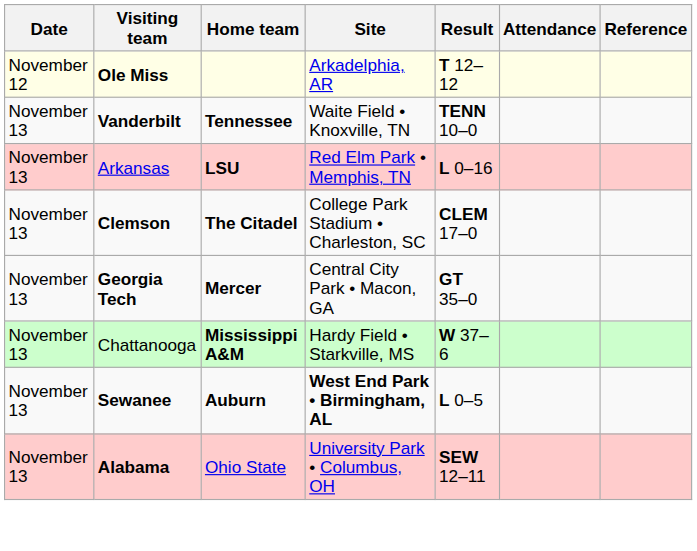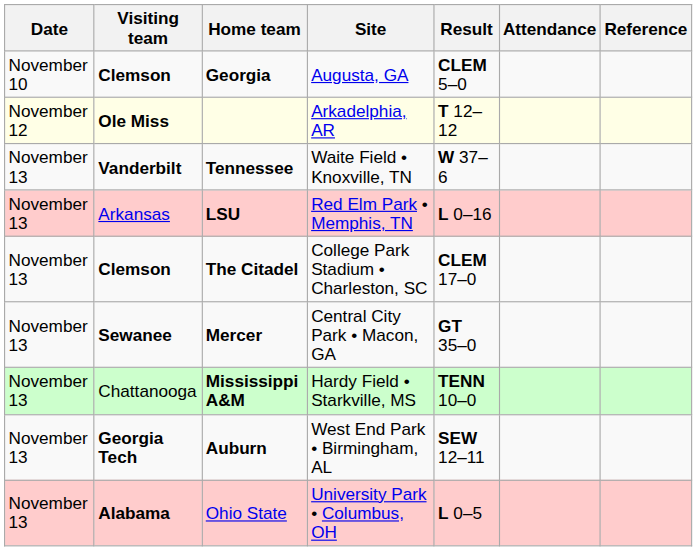+ row: (238, 74)
(462, 121) TENN 10–0 -> (463, 167) W 37–6
(130, 289) Georgia Tech -> (135, 335) Sewanee
(464, 345) W 37–6 -> (461, 391) TENN 10–0
(135, 401) Sewanee -> (131, 447) Georgia Tech
(369, 401) bold -> (368, 447) normal
(461, 401) L 0–5 -> (461, 447) SEW 12–11
(462, 466) SEW 12–11 -> (460, 513) L 0–5
